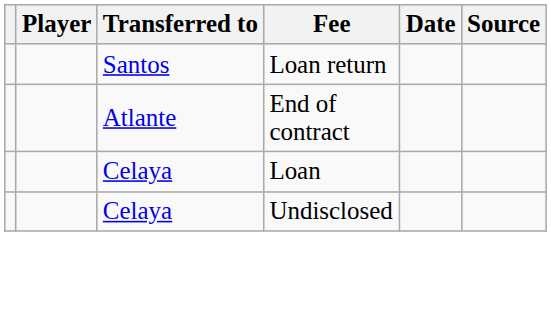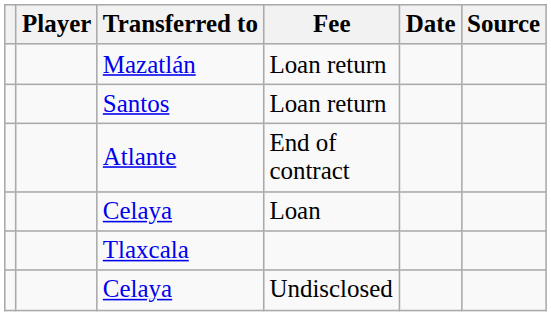+ row: (149, 63)
+ row: (146, 250)
